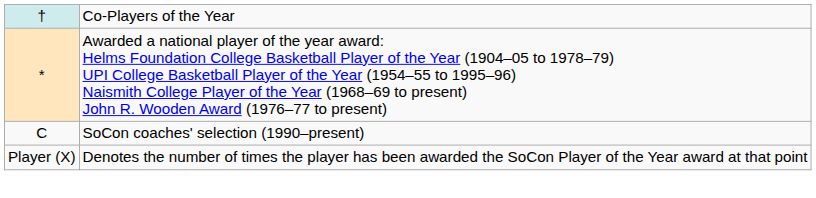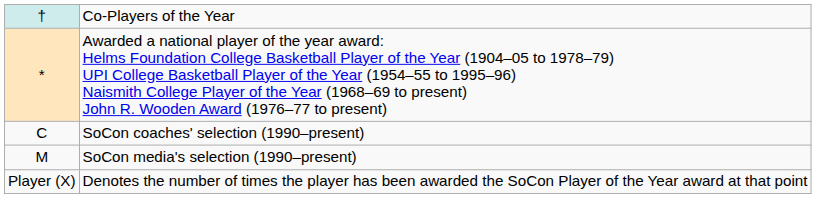+ row: (220, 157)
